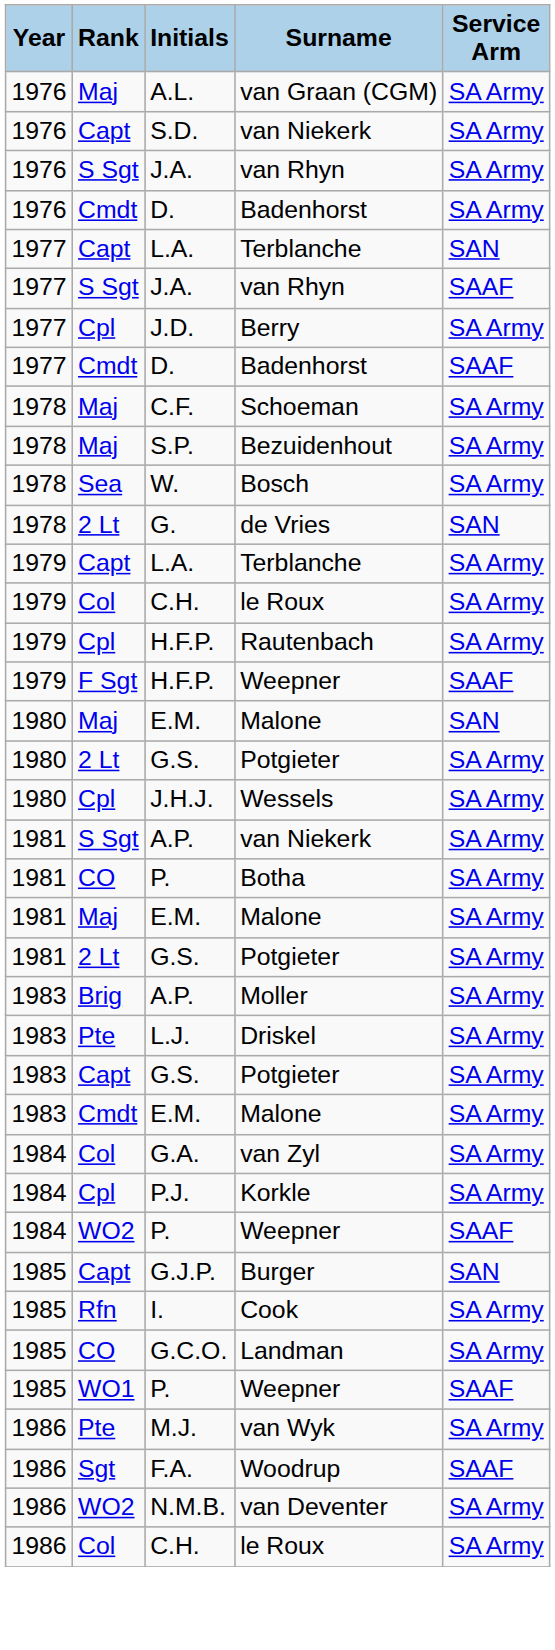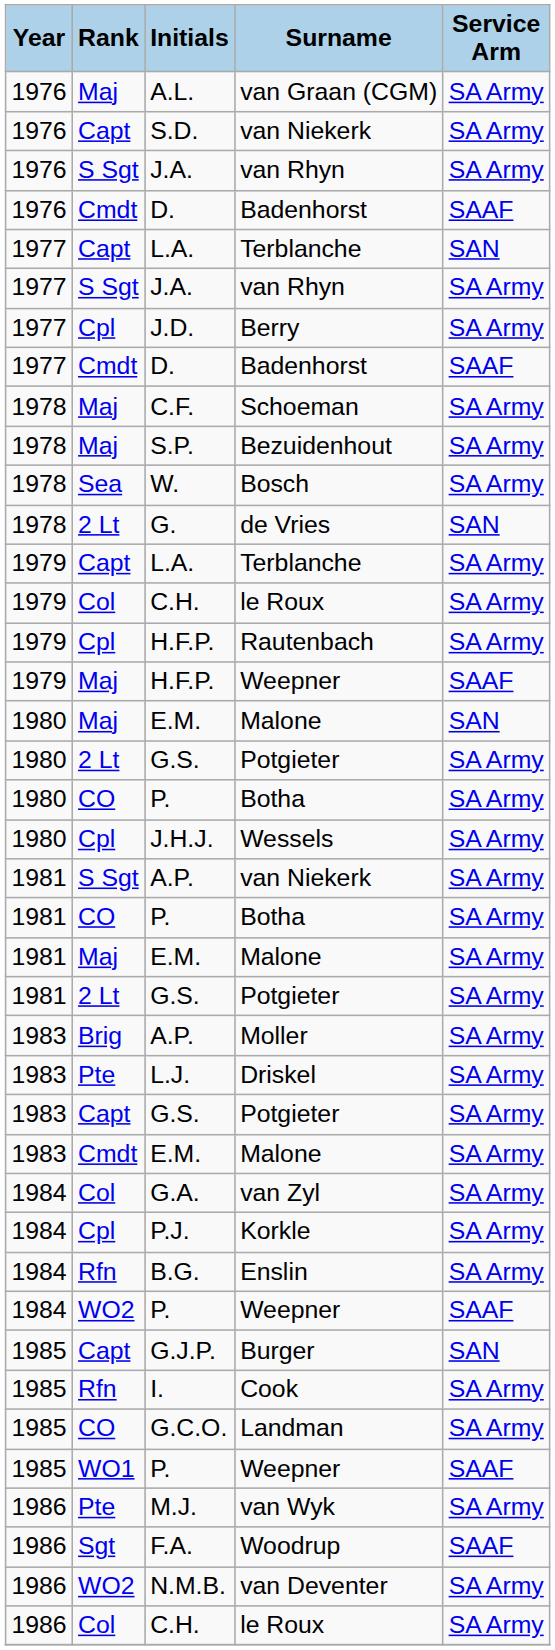(496, 209) SA Army -> (481, 209) SAAF
(481, 288) SAAF -> (496, 288) SA Army
(108, 681) F Sgt -> (98, 681) Maj
+ row: (39, 799)
+ row: (39, 1271)
